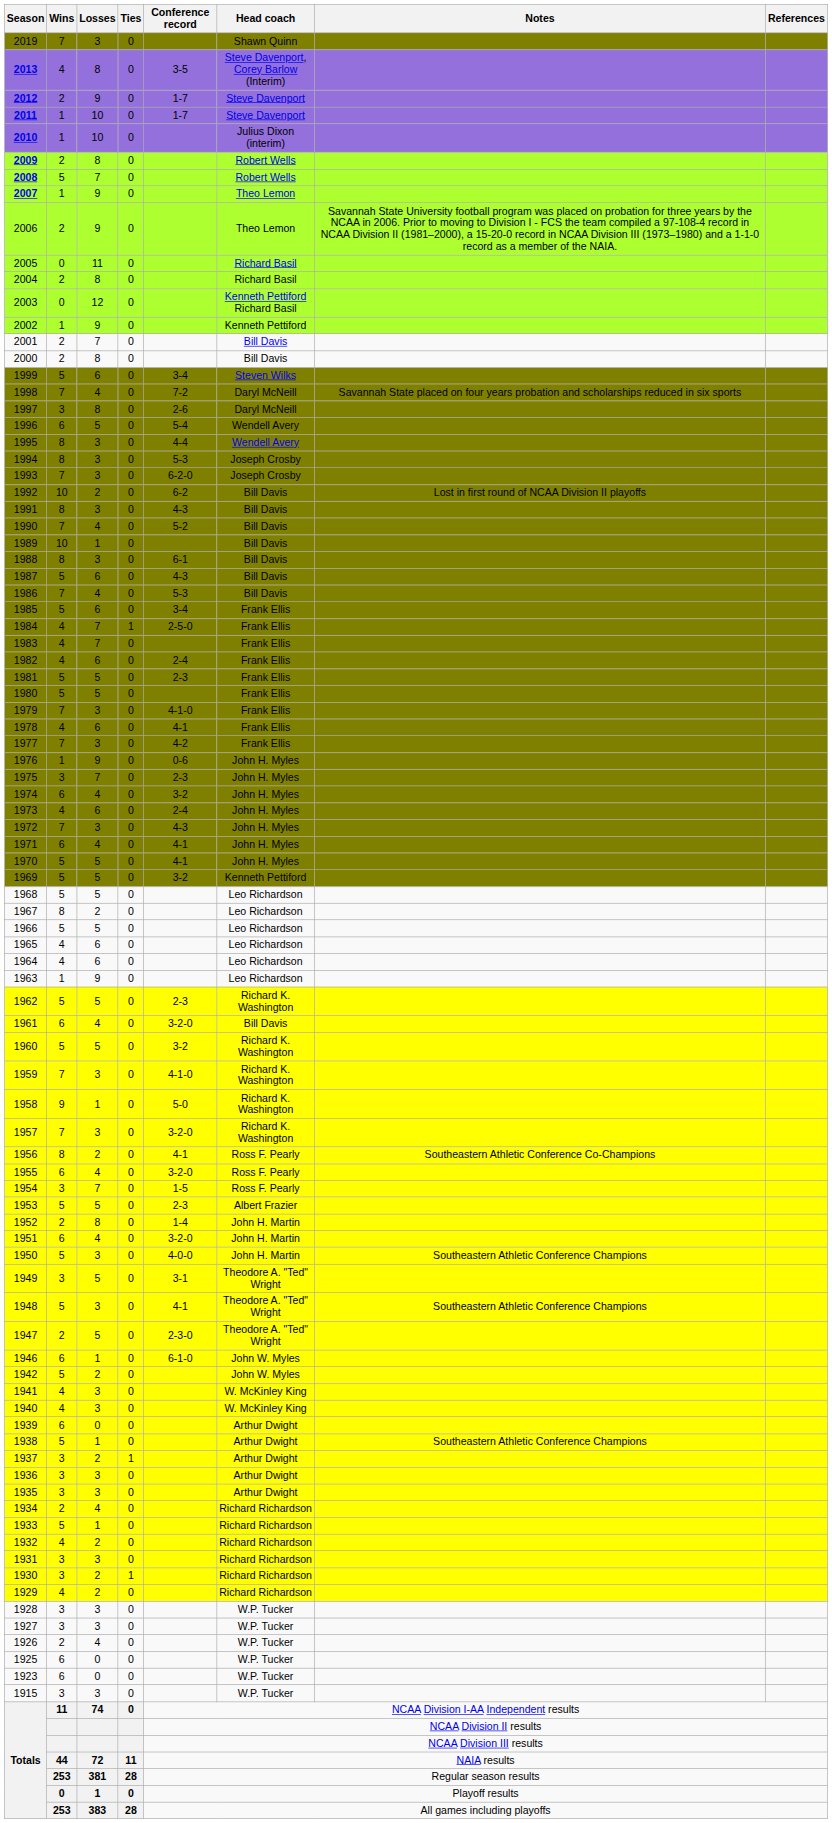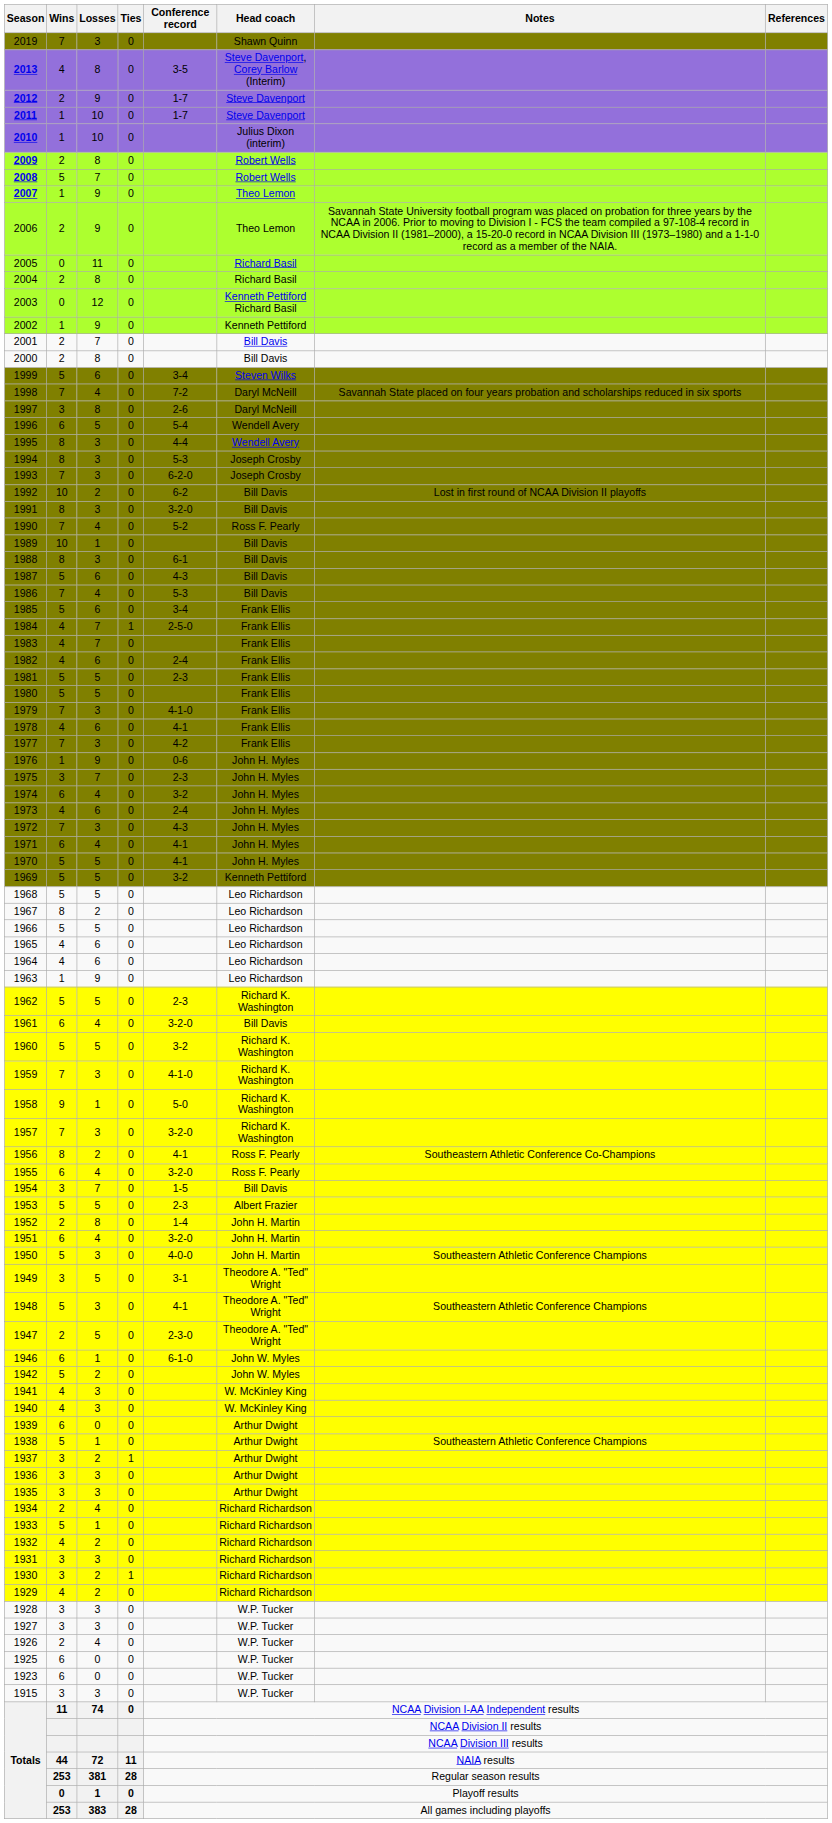(180, 509) 4-3 -> (180, 509) 3-2-0
(266, 526) Bill Davis -> (266, 526) Ross F. Pearly
(266, 1188) Ross F. Pearly -> (266, 1188) Bill Davis
